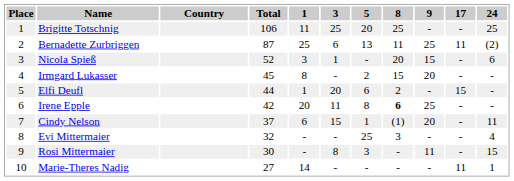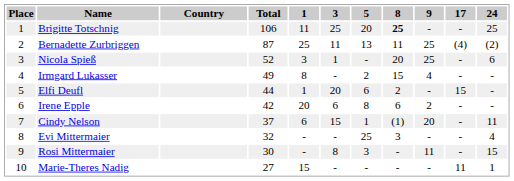(398, 29) normal -> (398, 29) bold
(335, 44) 6 -> (335, 44) 11
(461, 44) 11 -> (460, 44) (4)
(429, 59) 15 -> (429, 59) 25
(269, 75) 45 -> (268, 75) 49
(429, 75) 20 -> (429, 75) 4
(335, 106) 11 -> (335, 106) 6
(398, 106) bold -> (398, 106) normal
(429, 106) 25 -> (429, 106) 2
(304, 167) 14 -> (304, 167) 15
